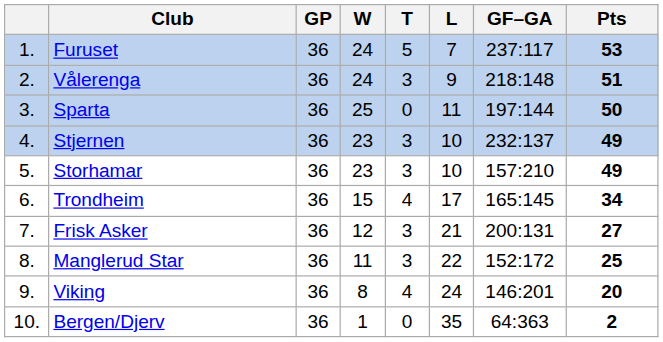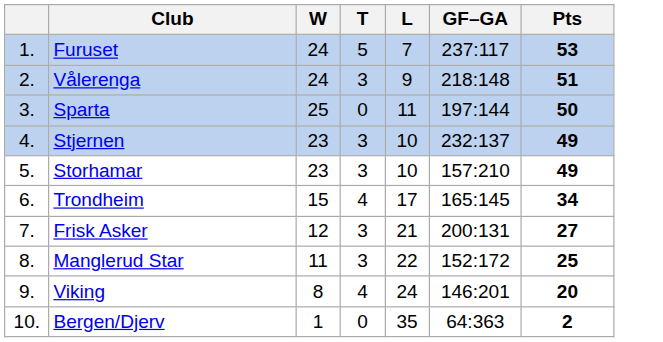- column: (318, 19)
